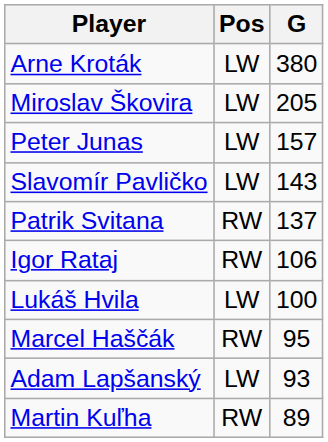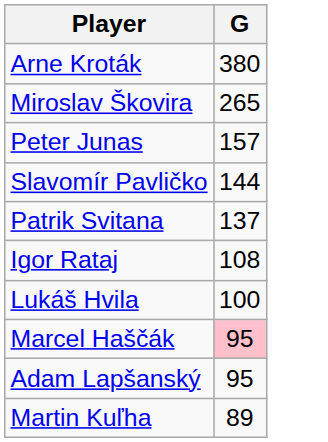- column: (242, 24)
(297, 102) 205 -> (240, 102) 265
(297, 181) 143 -> (240, 181) 144
(297, 260) 106 -> (240, 260) 108
(297, 338) no background -> (240, 338) pink background
(297, 378) 93 -> (240, 378) 95
